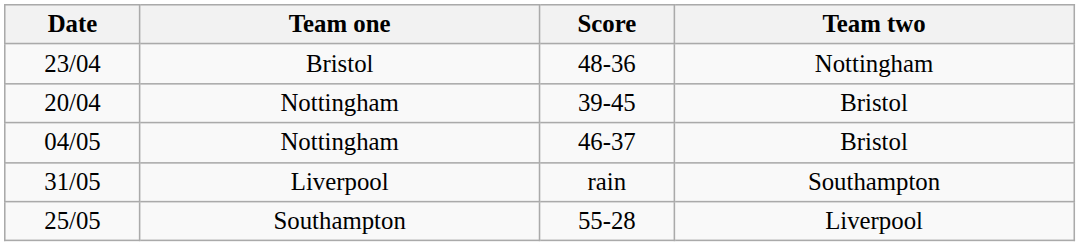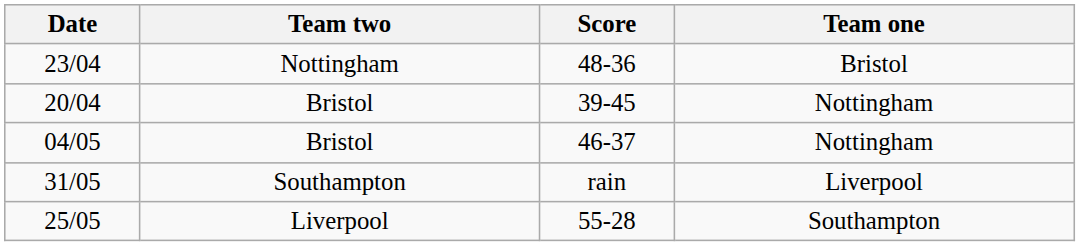columns swapped: (340, 24) <-> (874, 24)
